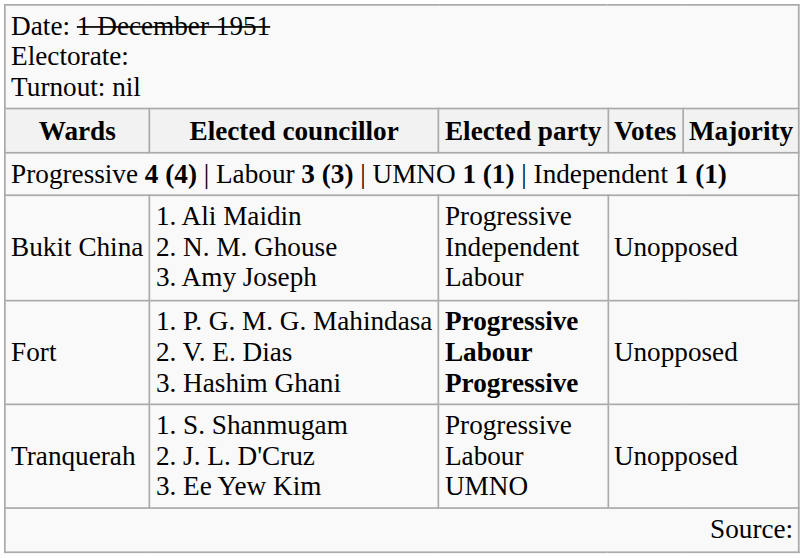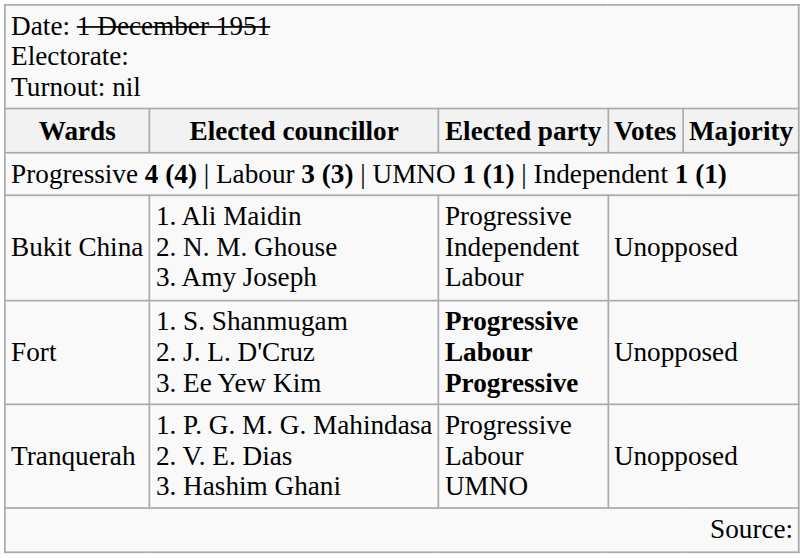(294, 351) 1. P. G. M. G. Mahindasa 2. V. E. Dias 3. Hashim Ghani -> (252, 351) 1. S. Shanmugam 2. J. L. D'Cruz 3. Ee Yew Kim
(252, 455) 1. S. Shanmugam 2. J. L. D'Cruz 3. Ee Yew Kim -> (294, 455) 1. P. G. M. G. Mahindasa 2. V. E. Dias 3. Hashim Ghani
